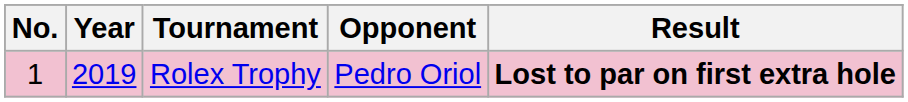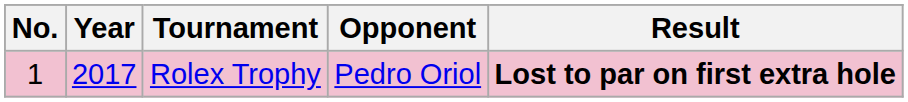(104, 74) 2019 -> (104, 74) 2017
